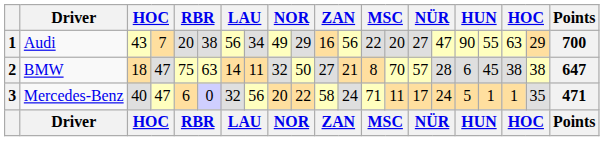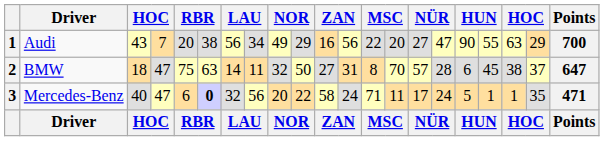(350, 69) 21 -> (350, 69) 31
(538, 69) 38 -> (538, 69) 37
(209, 95) normal -> (209, 95) bold
